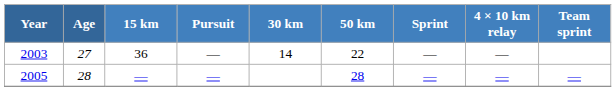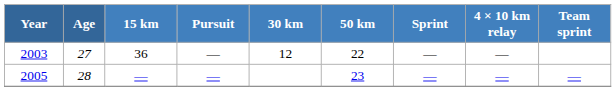(285, 53) 14 -> (285, 53) 12
(358, 75) 28 -> (358, 75) 23
